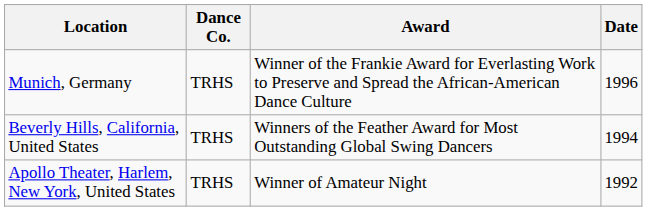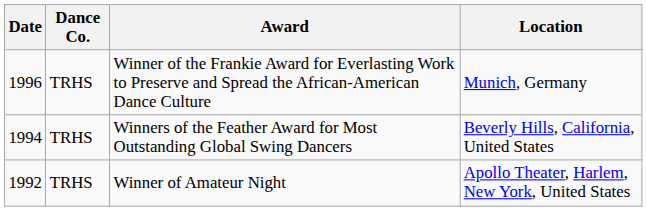columns swapped: (621, 27) <-> (96, 27)
